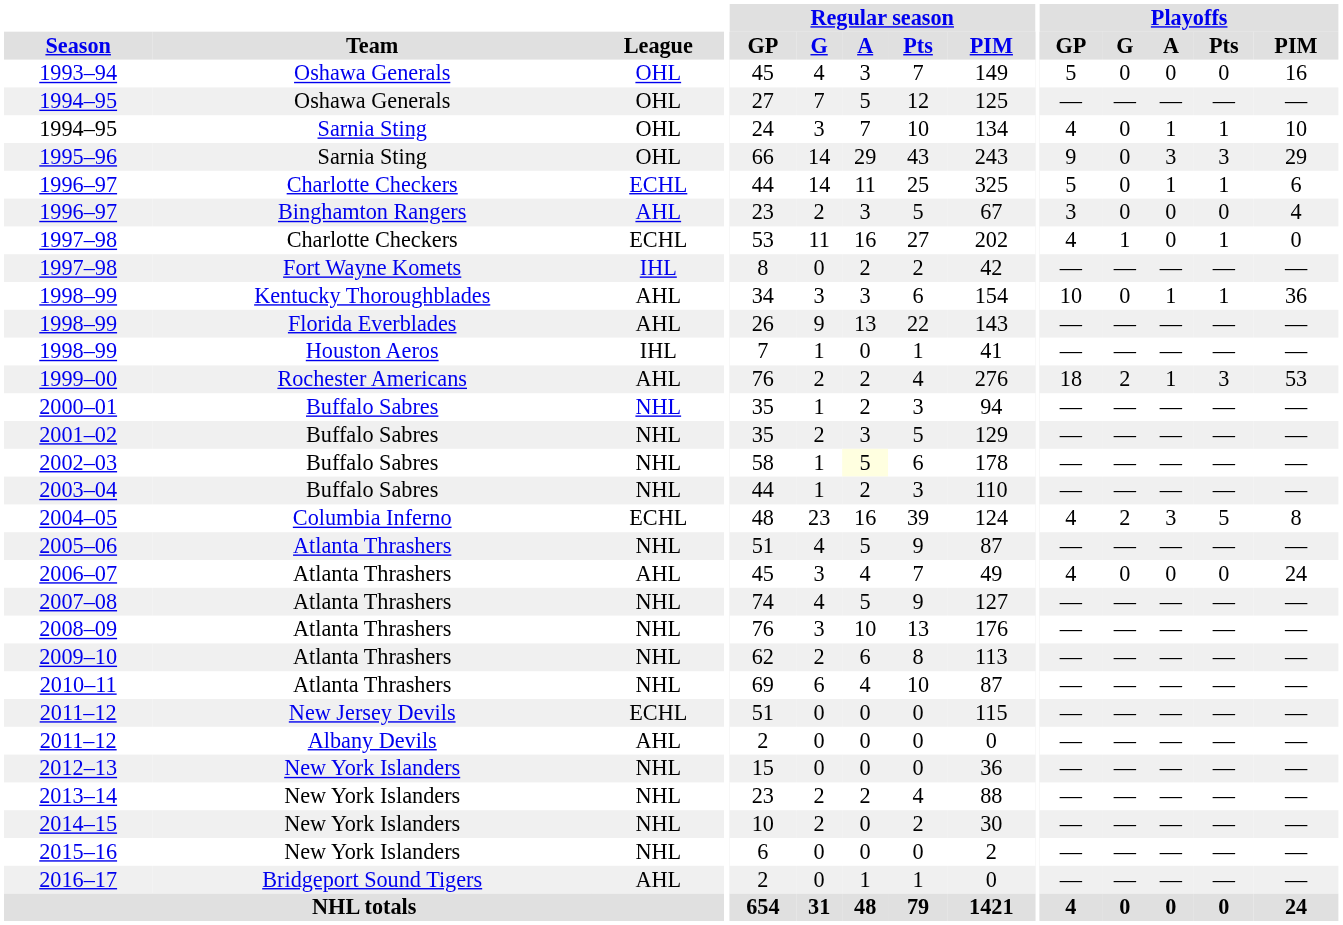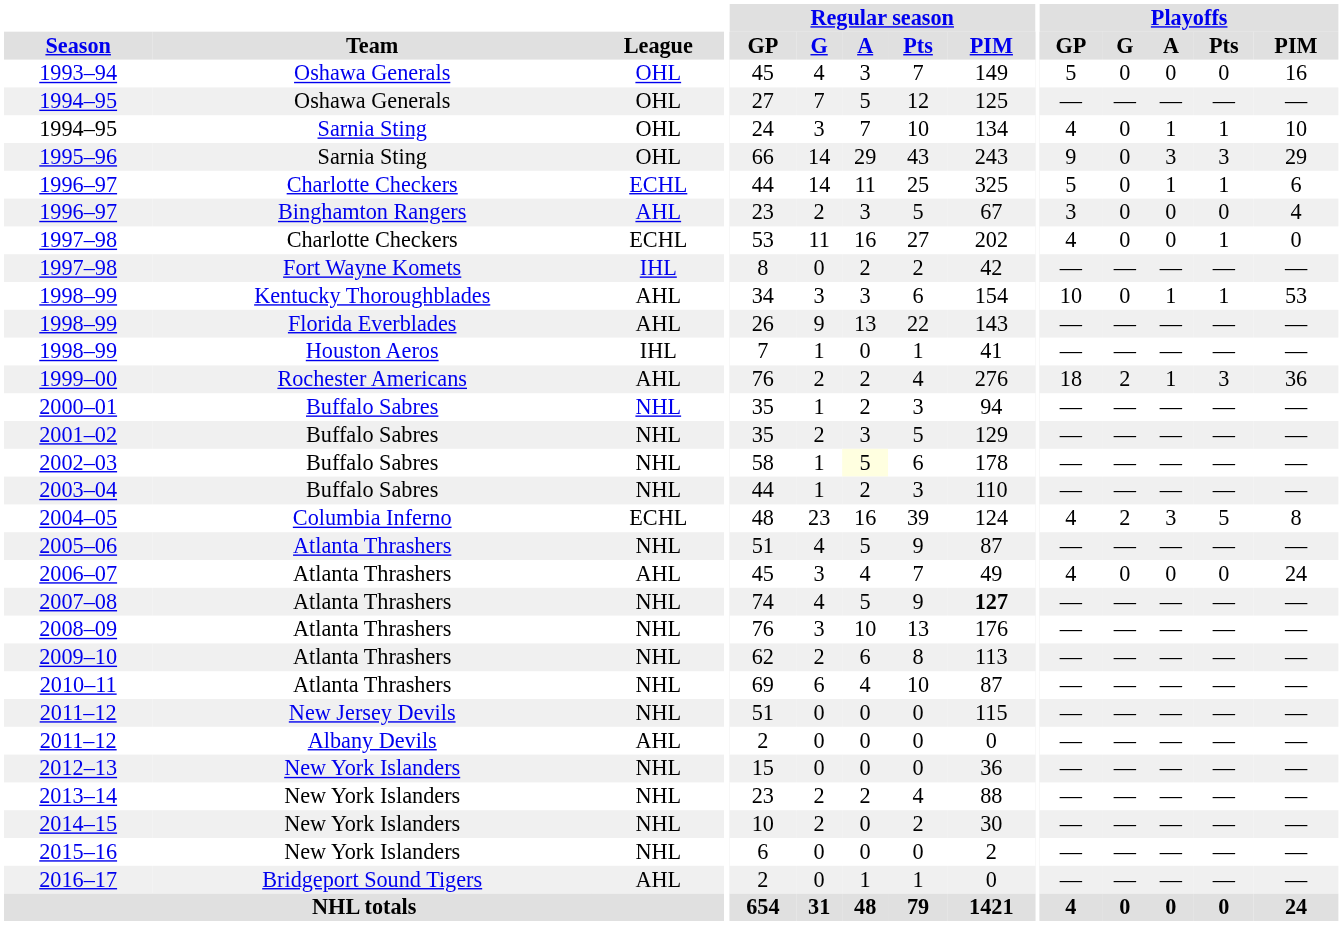(1125, 240) 1 -> (1125, 240) 0
(1296, 295) 36 -> (1296, 295) 53
(1296, 379) 53 -> (1296, 379) 36
(991, 601) normal -> (991, 601) bold
(658, 712) ECHL -> (658, 712) NHL
